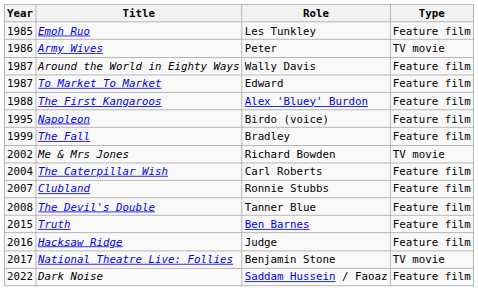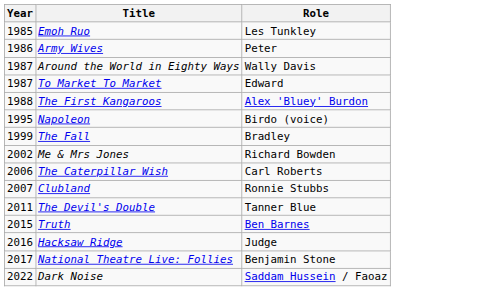- column: (432, 13)
(20, 171) 2004 -> (20, 171) 2006
(20, 207) 2008 -> (20, 207) 2011
